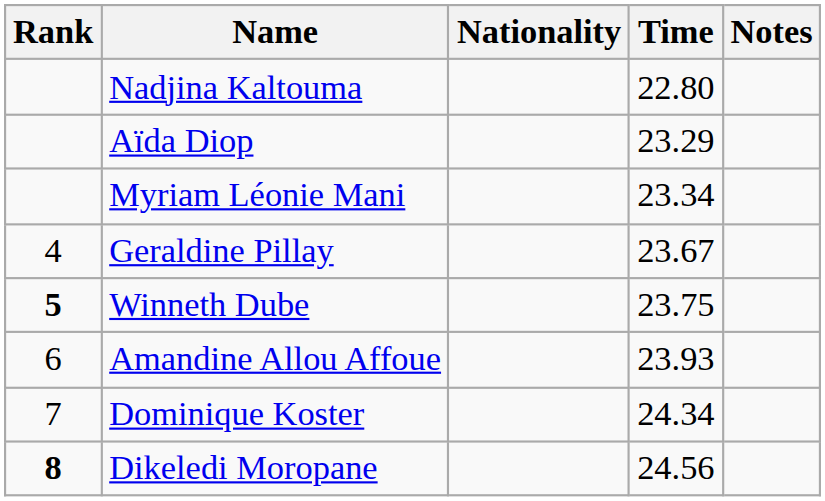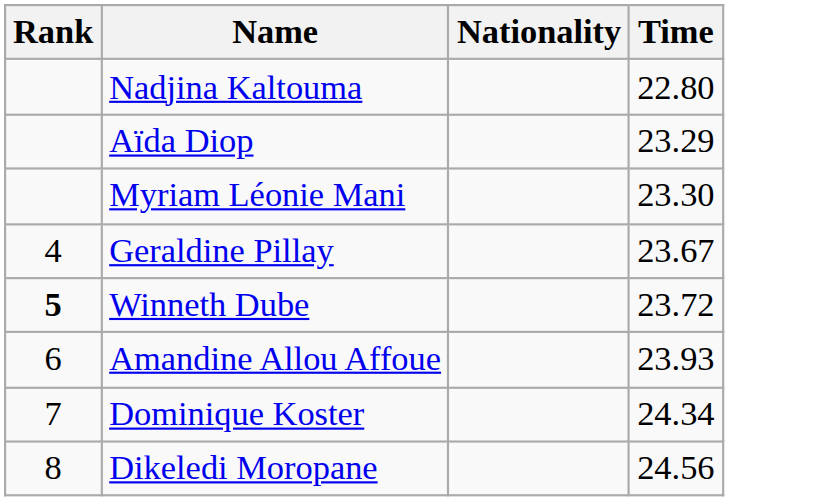- column: (771, 31)
(676, 195) 23.34 -> (676, 195) 23.30
(676, 304) 23.75 -> (676, 304) 23.72
(53, 468) bold -> (53, 468) normal
